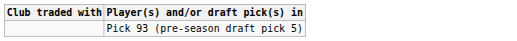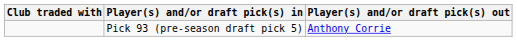+ column: (409, 12)
